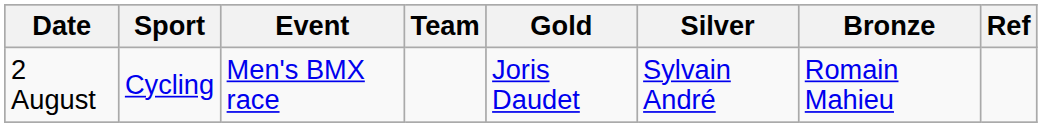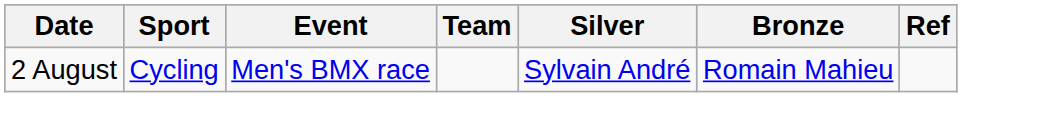- column: (561, 26)
